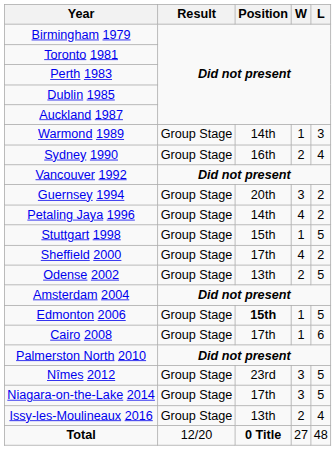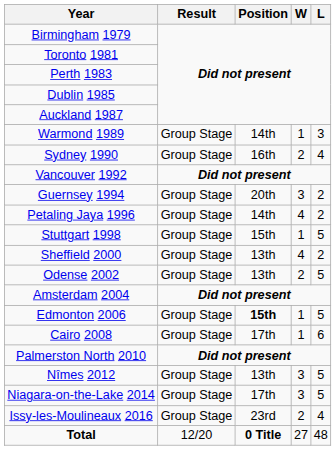(263, 255) 17th -> (263, 255) 13th
(263, 375) 23rd -> (263, 375) 13th
(263, 415) 13th -> (263, 415) 23rd
